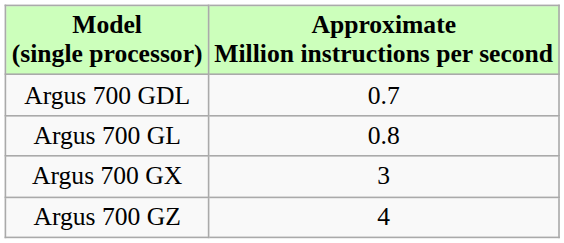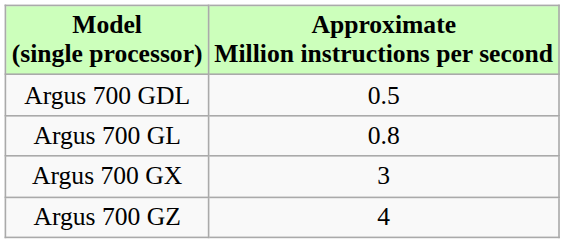(384, 94) 0.7 -> (384, 94) 0.5
